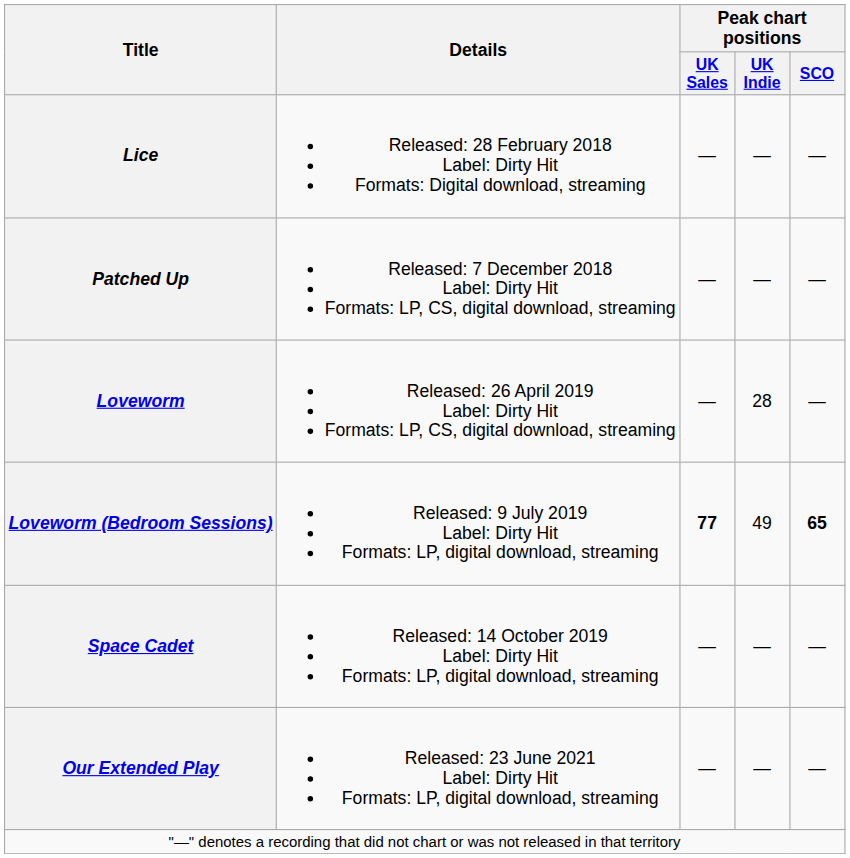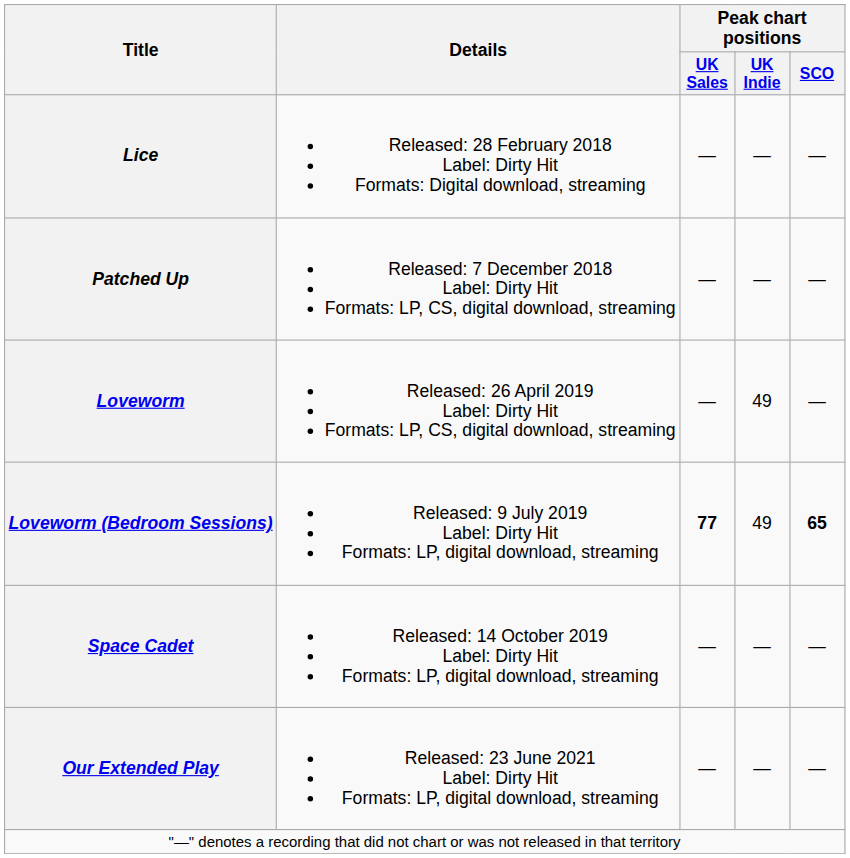(762, 401) 28 -> (762, 401) 49
